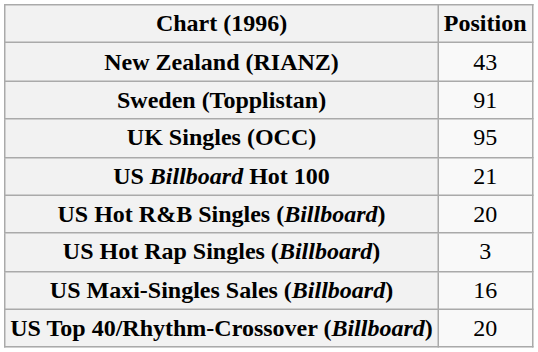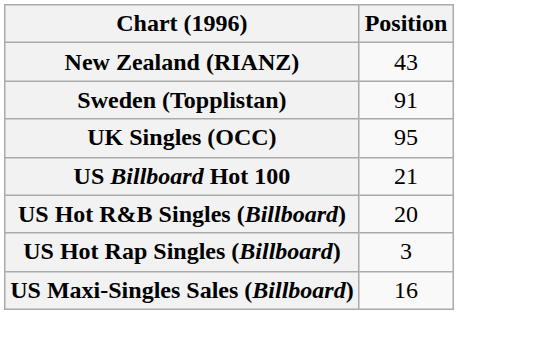- row: (222, 328)
